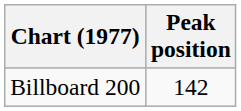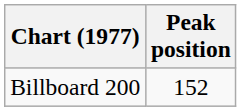(191, 86) 142 -> (191, 86) 152
